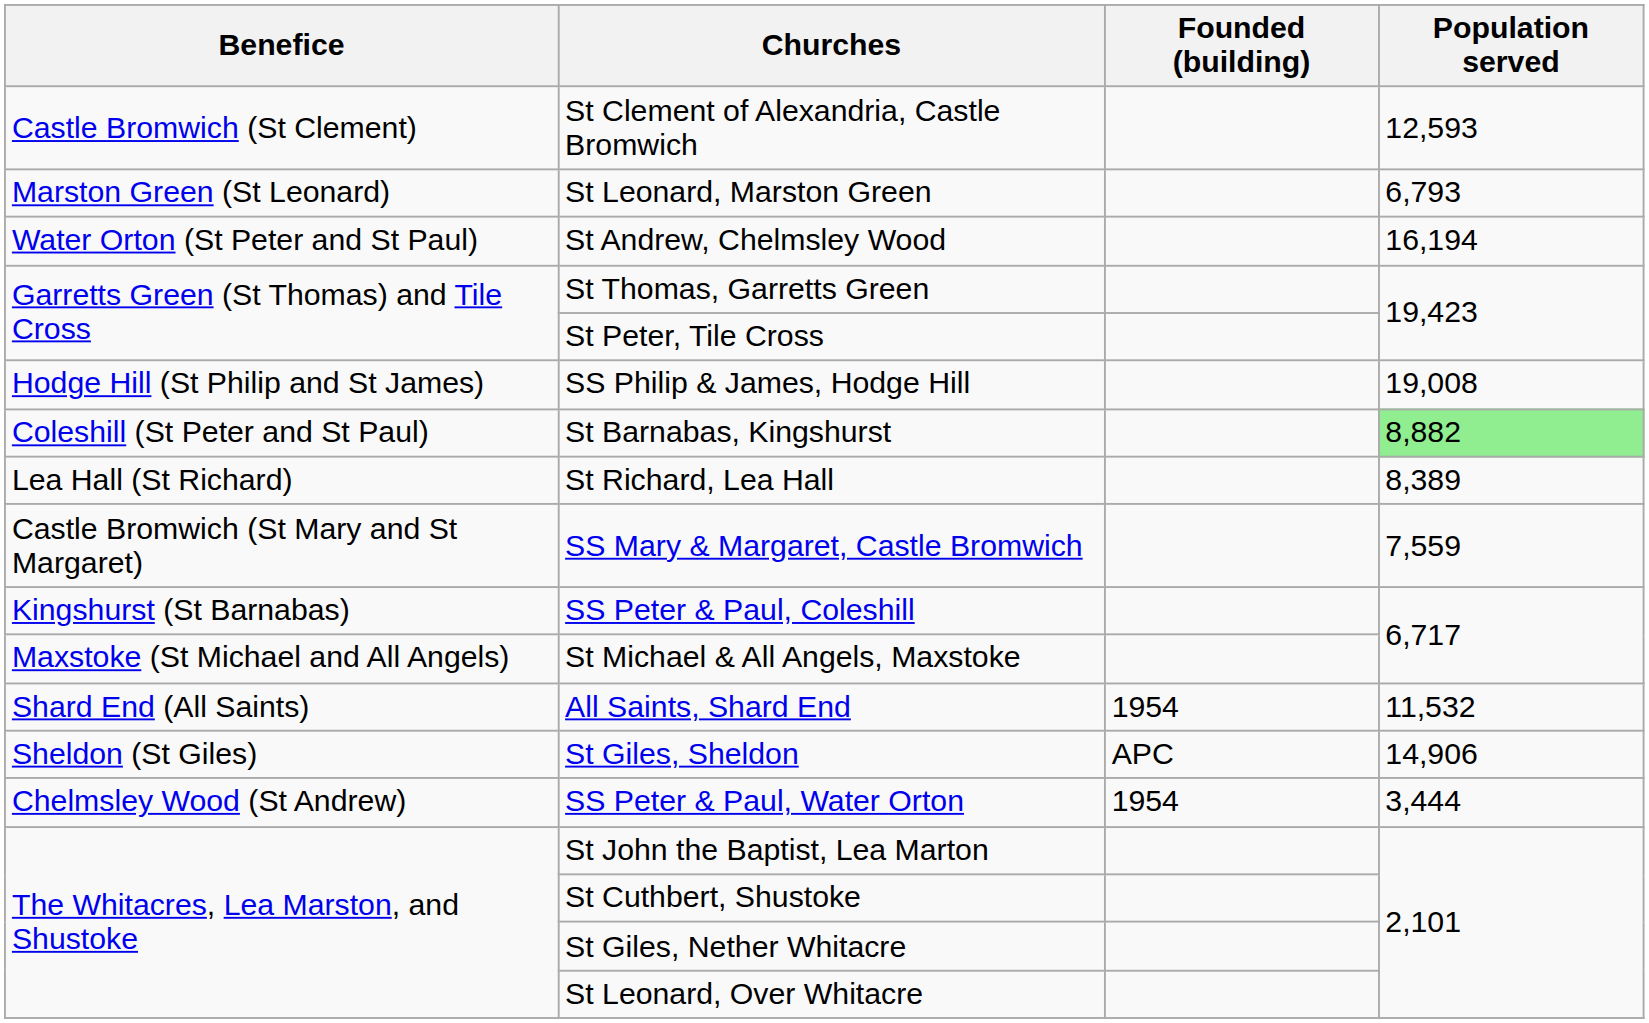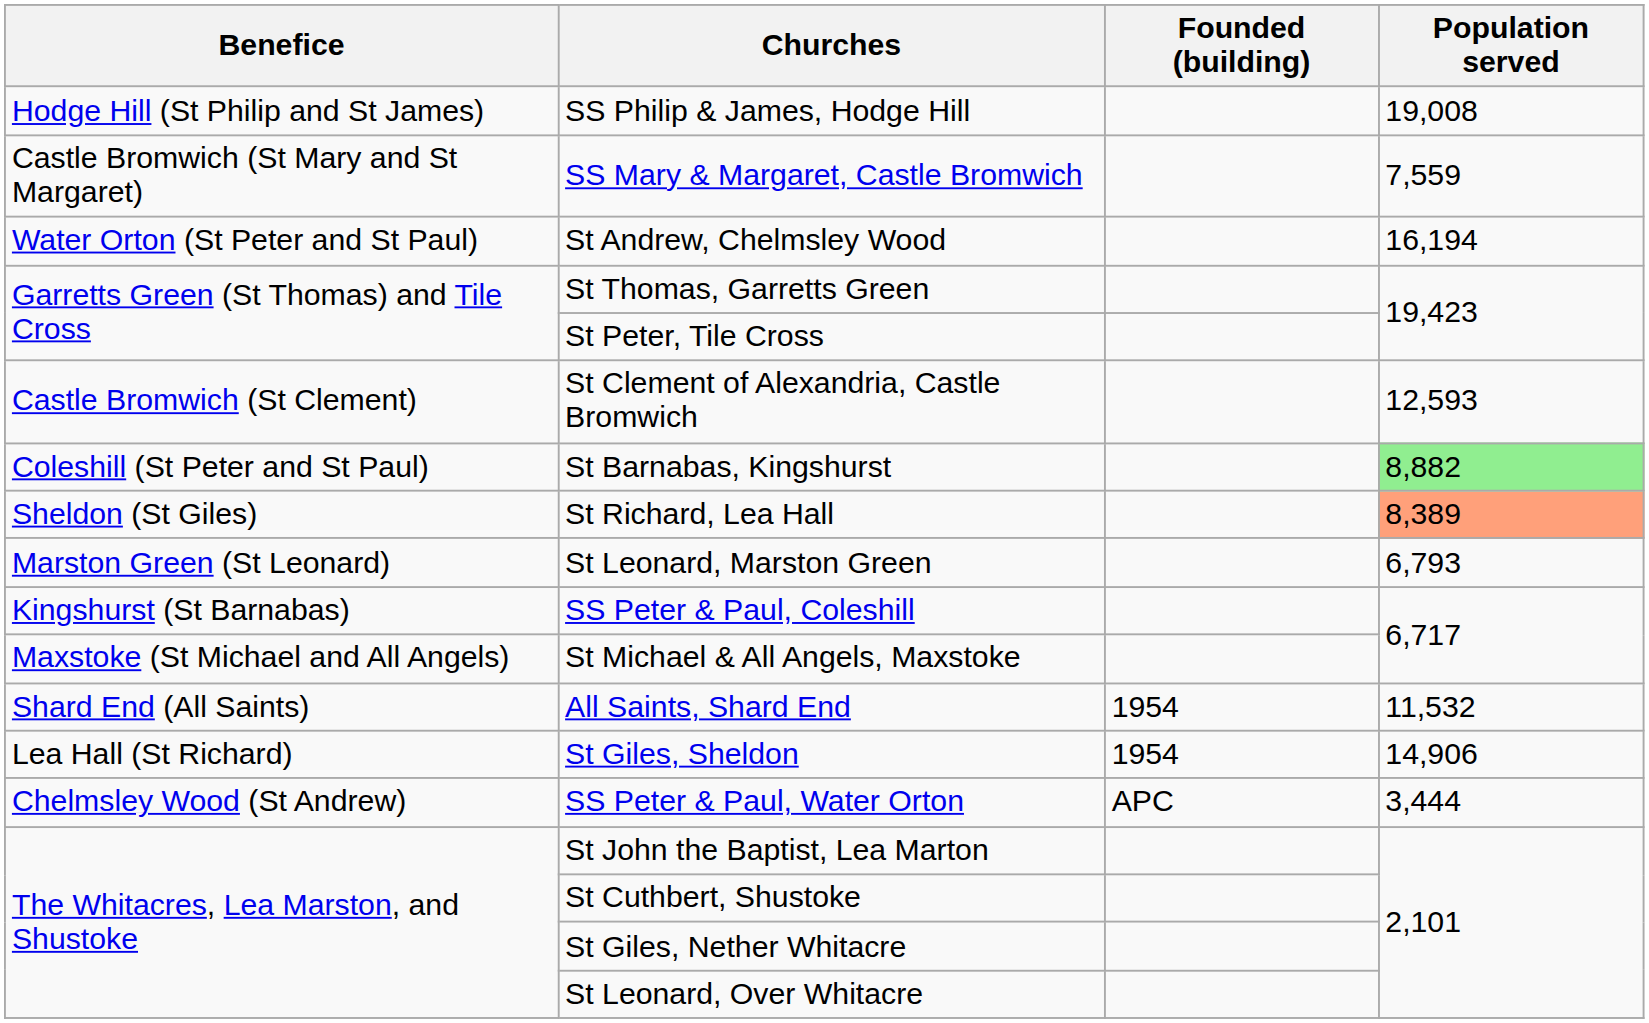rows swapped: (783, 127) <-> (768, 384)
rows swapped: (824, 545) <-> (748, 192)
(152, 480) Lea Hall (St Richard) -> (135, 514) Sheldon (St Giles)
(1423, 480) no background -> (1423, 514) lightsalmon background
(135, 754) Sheldon (St Giles) -> (152, 754) Lea Hall (St Richard)
(1143, 754) APC -> (1145, 754) 1954
(1145, 801) 1954 -> (1143, 801) APC
